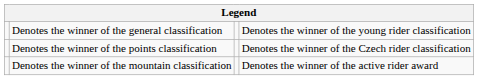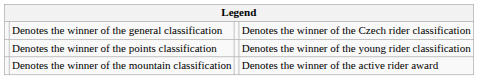(356, 30) Denotes the winner of the young rider classification -> (356, 30) Denotes the winner of the Czech rider classification
(356, 48) Denotes the winner of the Czech rider classification -> (356, 48) Denotes the winner of the young rider classification
